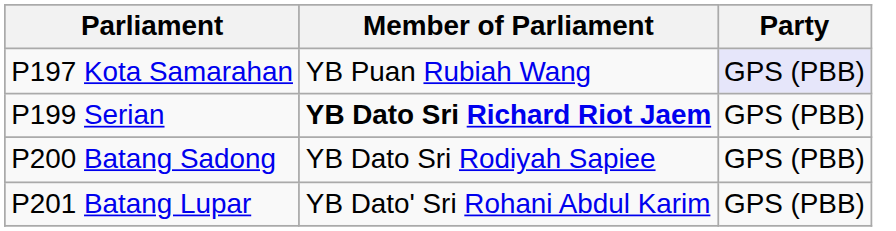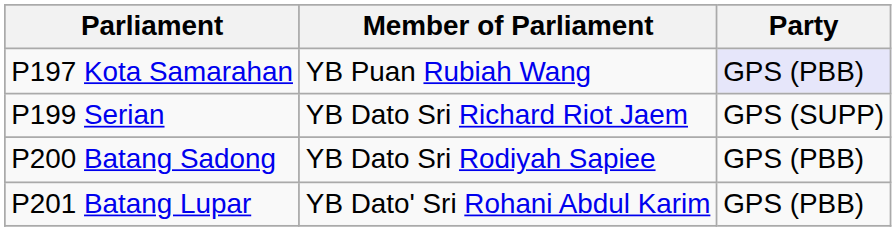(508, 114) bold -> (497, 114) normal
(794, 114) GPS (PBB) -> (804, 114) GPS (SUPP)
